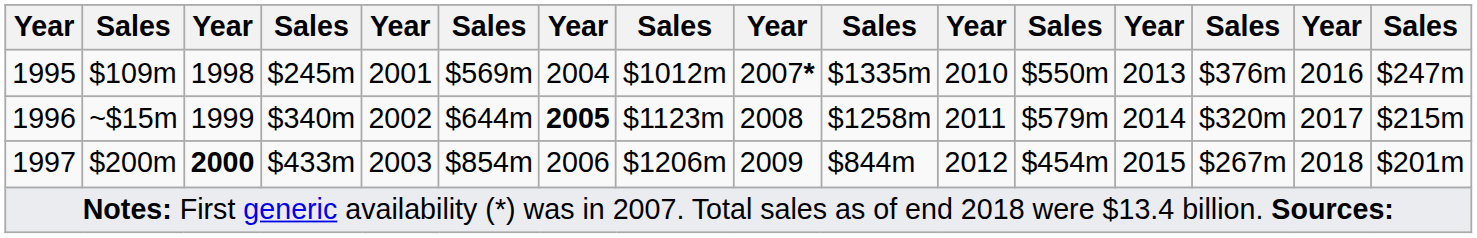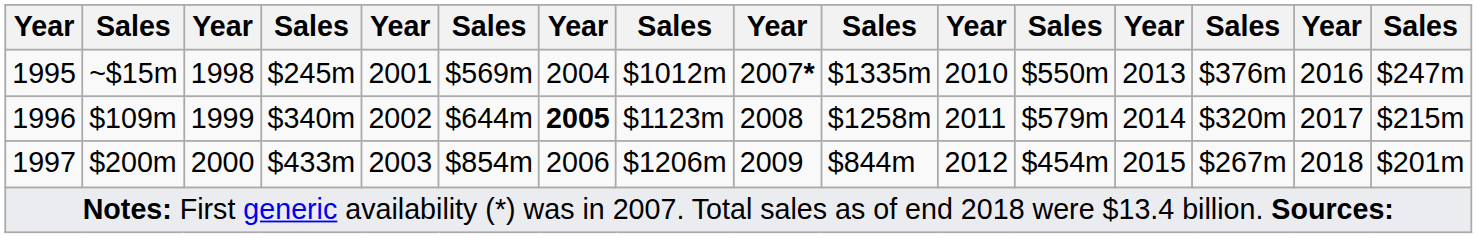(133, 72) $109m -> (133, 72) ~$15m
(133, 118) ~$15m -> (133, 118) $109m
(223, 163) bold -> (223, 163) normal
